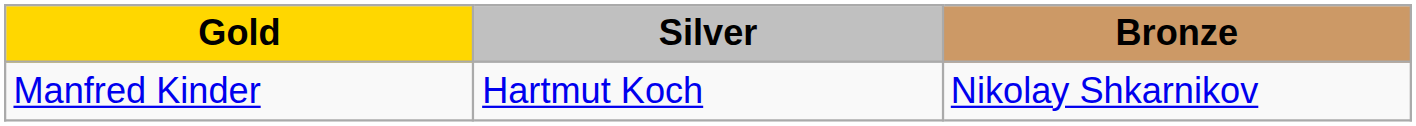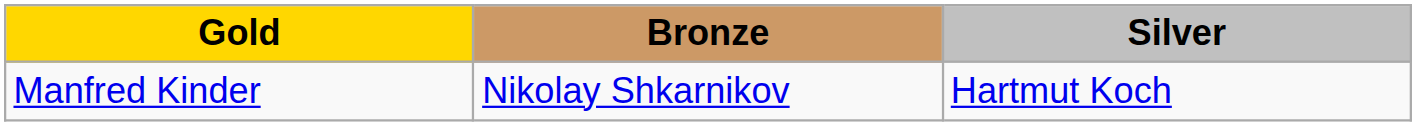columns swapped: (708, 33) <-> (1177, 33)
